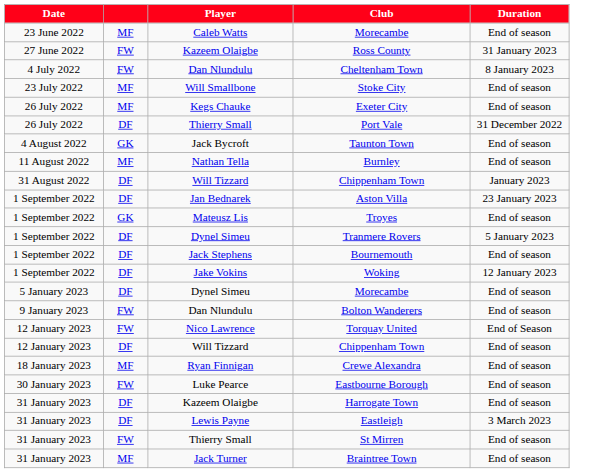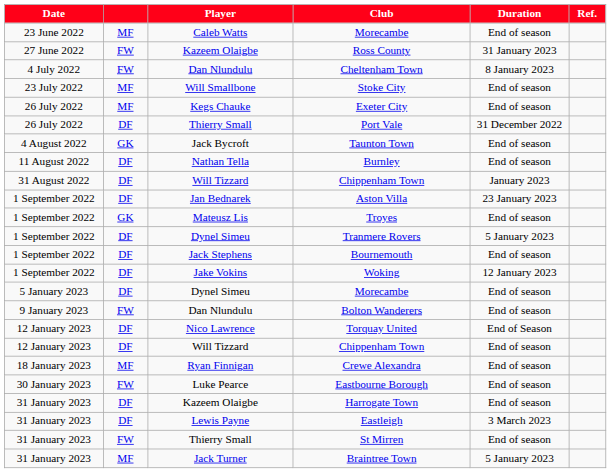+ column: (587, 14)
(125, 162) MF -> (125, 162) DF
(125, 329) FW -> (125, 329) DF
(519, 458) End of season -> (519, 458) 5 January 2023
